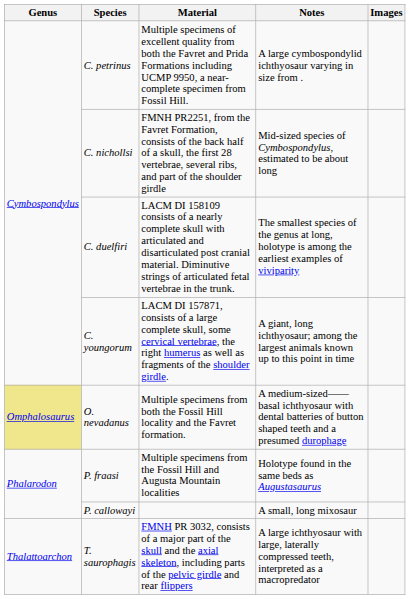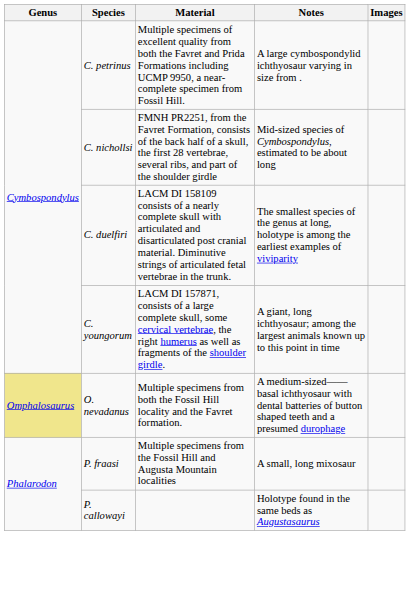(305, 475) Holotype found in the same beds as Augustasaurus -> (306, 463) A small, long mixosaur
(308, 510) A small, long mixosaur -> (303, 510) Holotype found in the same beds as Augustasaurus
- row: (110, 556)
